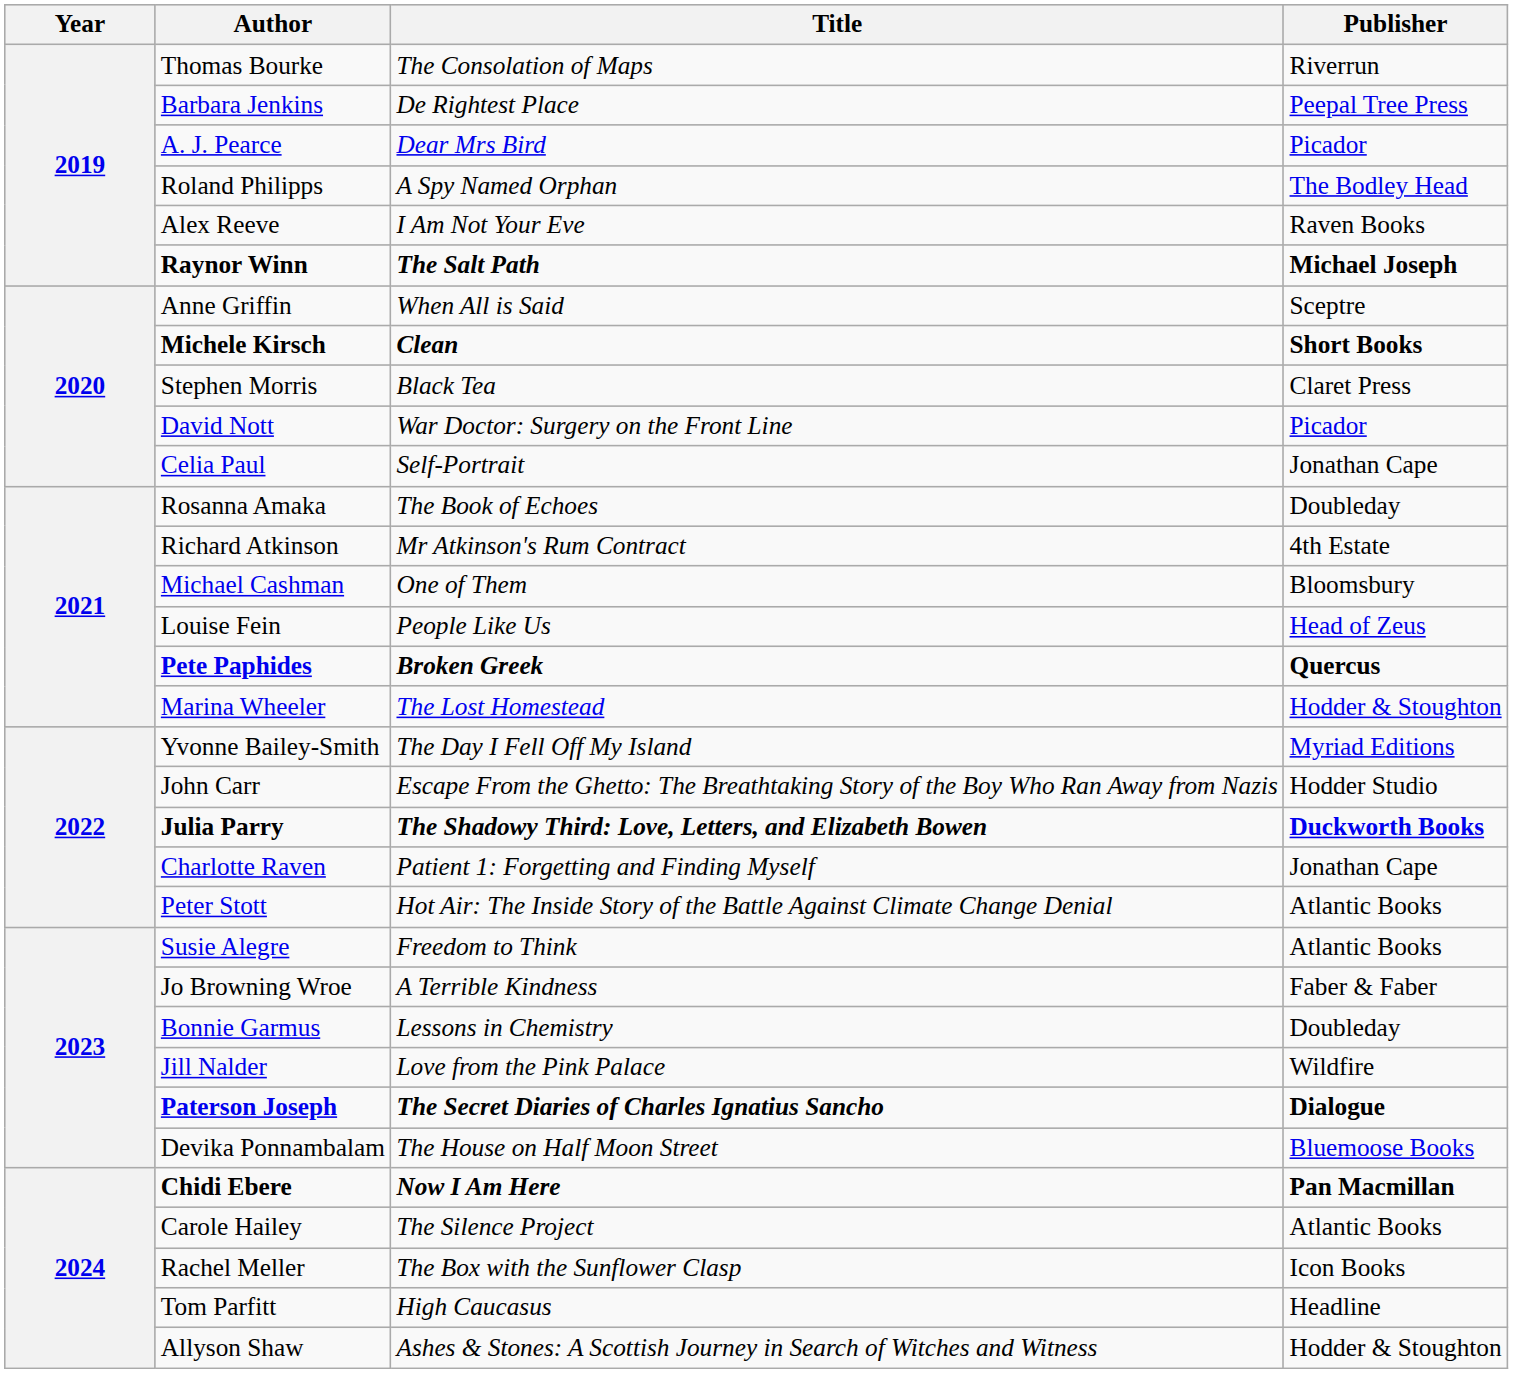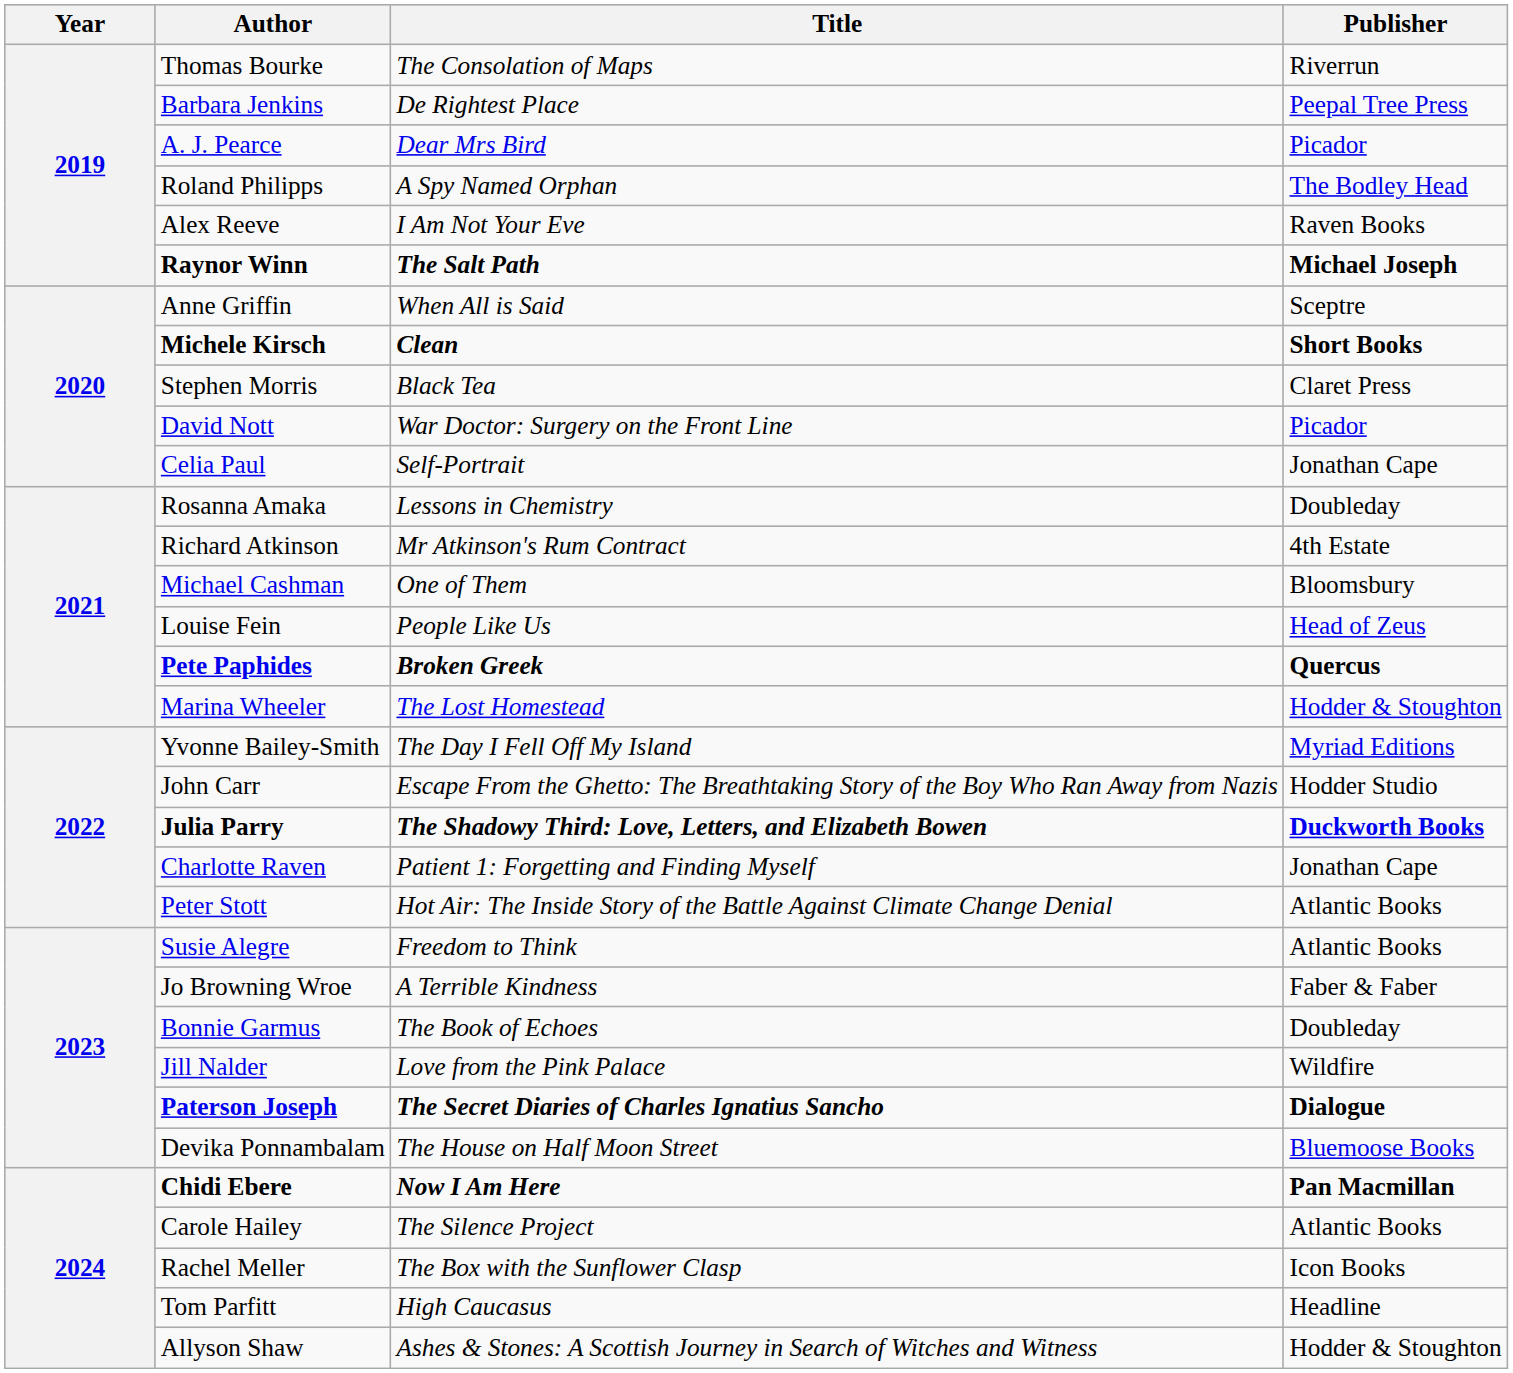(497, 505) The Book of Echoes -> (505, 505) Lessons in Chemistry
(505, 1026) Lessons in Chemistry -> (497, 1026) The Book of Echoes
